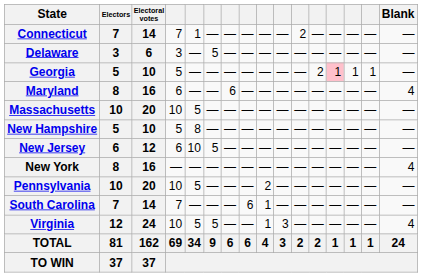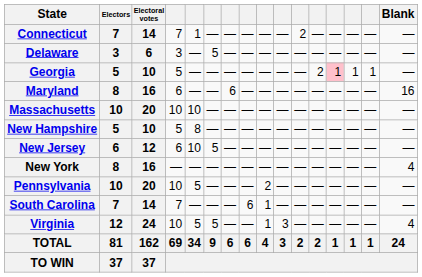(411, 91) 4 -> (408, 91) 16
(198, 110) 5 -> (194, 110) 10
